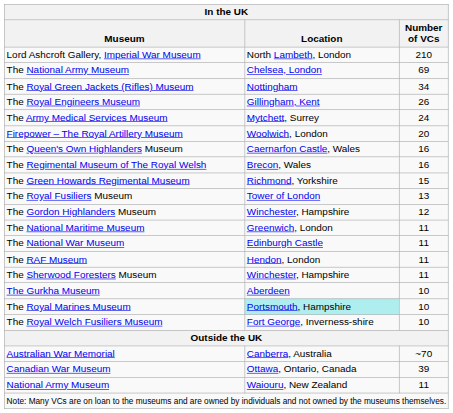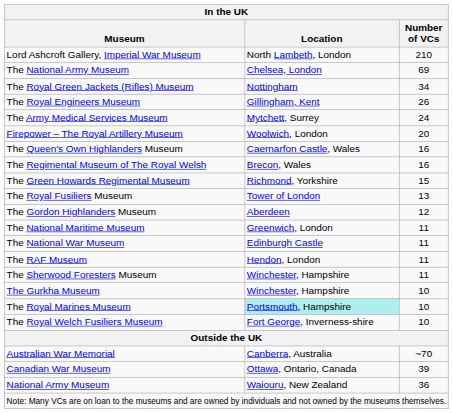(298, 212) Winchester, Hampshire -> (268, 212) Aberdeen
(268, 290) Aberdeen -> (298, 290) Winchester, Hampshire
(424, 385) 11 -> (424, 385) 36
